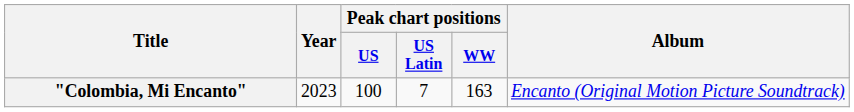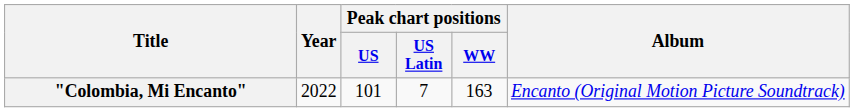(319, 91) 2023 -> (319, 91) 2022
(368, 91) 100 -> (368, 91) 101
